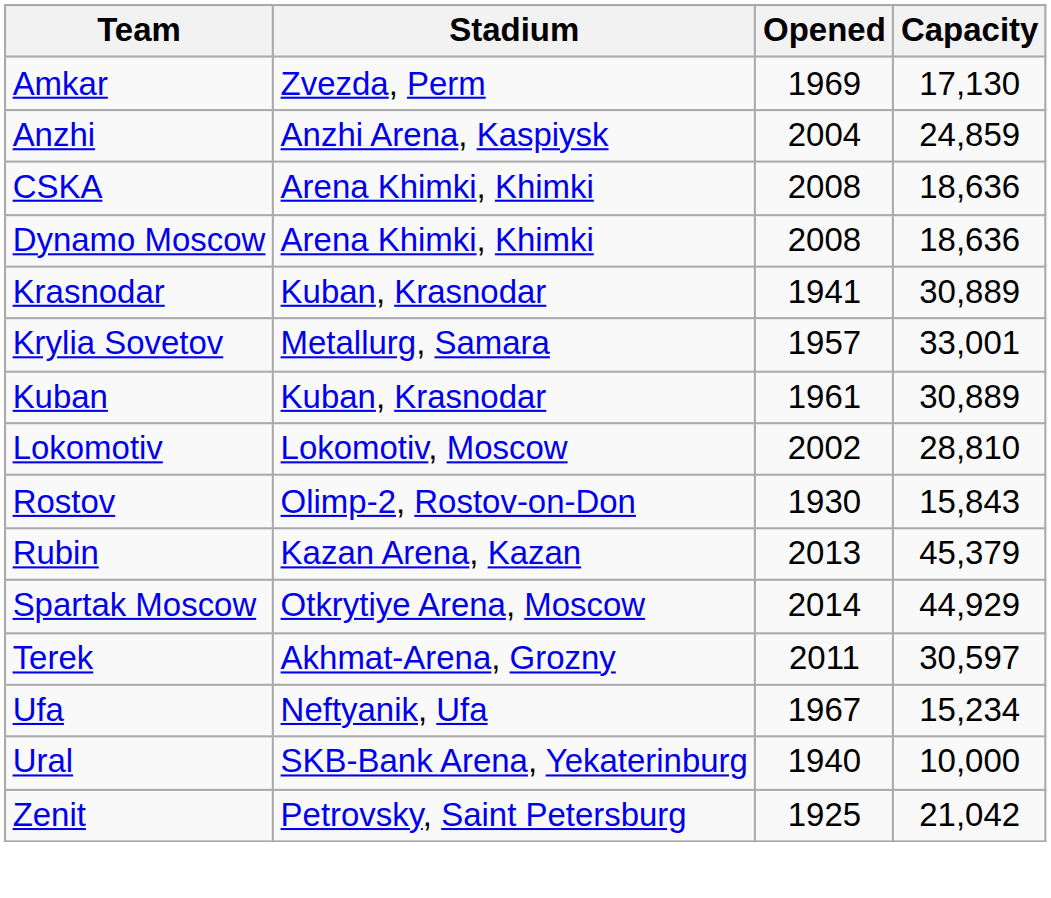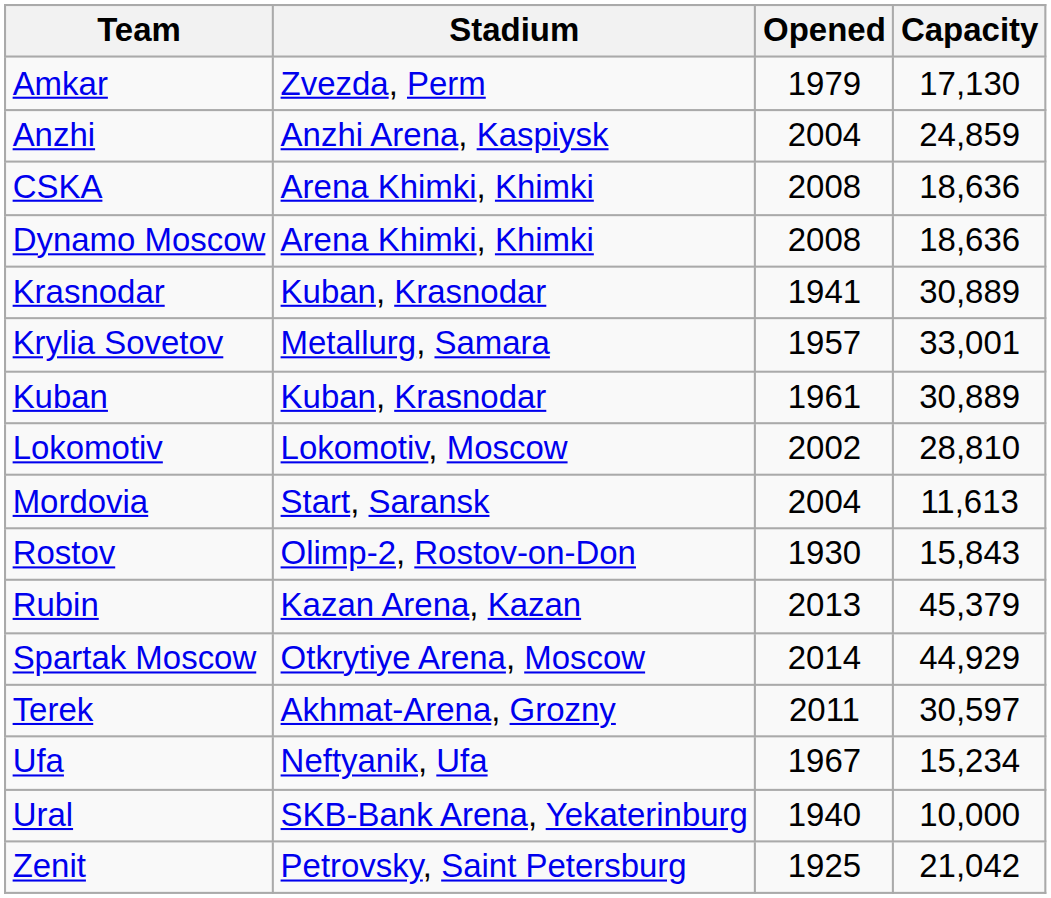(824, 82) 1969 -> (824, 82) 1979
+ row: (80, 501)
